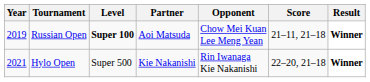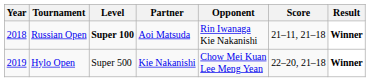(17, 35) 2019 -> (17, 35) 2018
(233, 35) Chow Mei Kuan Lee Meng Yean -> (229, 35) Rin Iwanaga Kie Nakanishi
(17, 63) 2021 -> (17, 63) 2019
(229, 63) Rin Iwanaga Kie Nakanishi -> (233, 63) Chow Mei Kuan Lee Meng Yean
